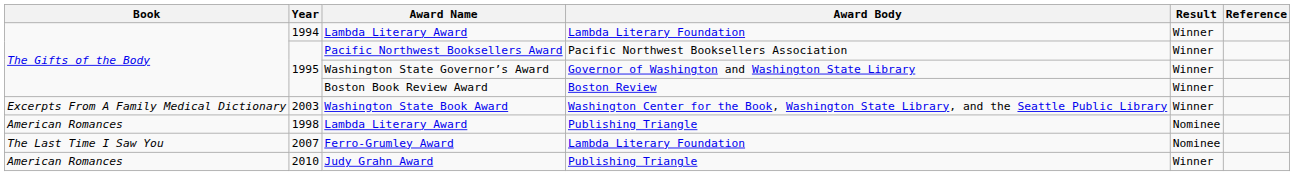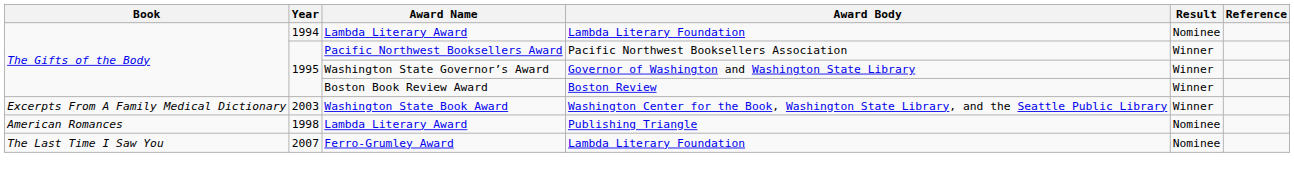(1193, 32) Winner -> (1196, 32) Nominee
- row: (305, 161)
